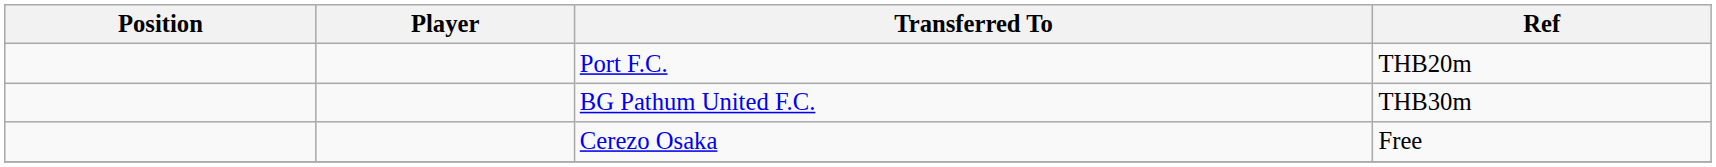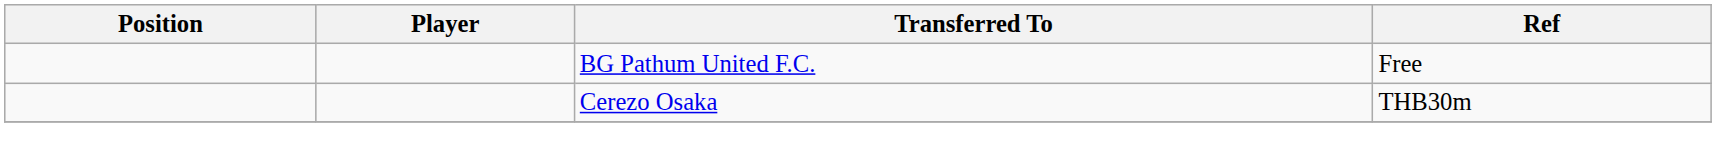- row: (624, 63)
(1425, 102) THB30m -> (1400, 63) Free
(1400, 141) Free -> (1425, 102) THB30m
